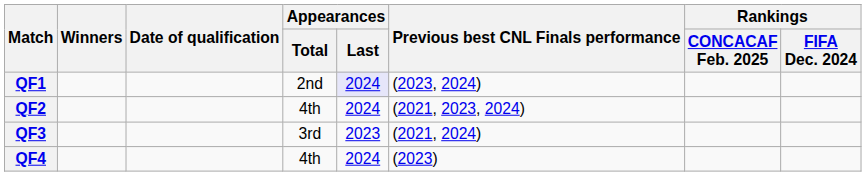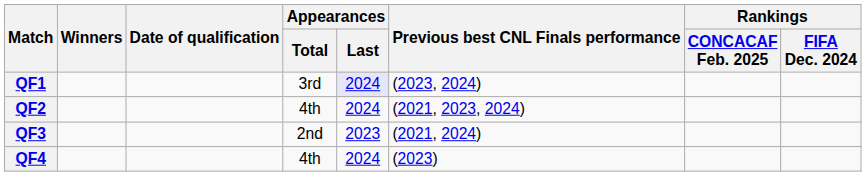(310, 84) 2nd -> (310, 84) 3rd
(310, 134) 3rd -> (310, 134) 2nd
